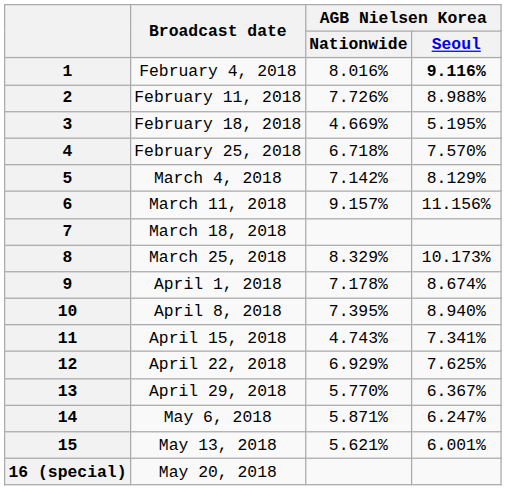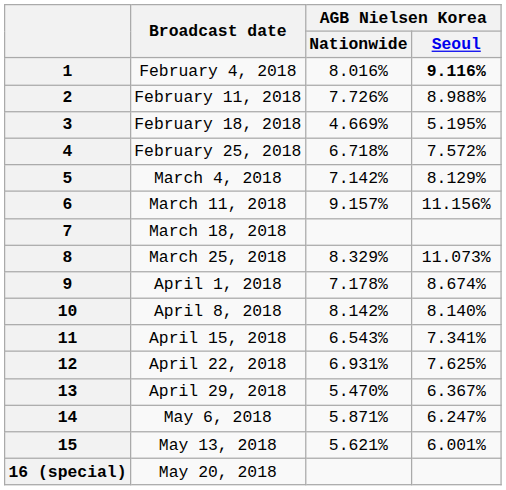(456, 151) 7.570% -> (456, 151) 7.572%
(456, 258) 10.173% -> (456, 258) 11.073%
(358, 312) 7.395% -> (358, 312) 8.142%
(456, 312) 8.940% -> (456, 312) 8.140%
(358, 338) 4.743% -> (358, 338) 6.543%
(358, 365) 6.929% -> (358, 365) 6.931%
(358, 392) 5.770% -> (358, 392) 5.470%
